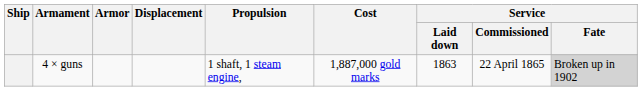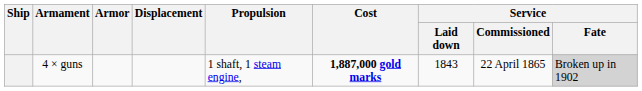(365, 70) normal -> (365, 70) bold
(445, 63) 1863 -> (446, 63) 1843
